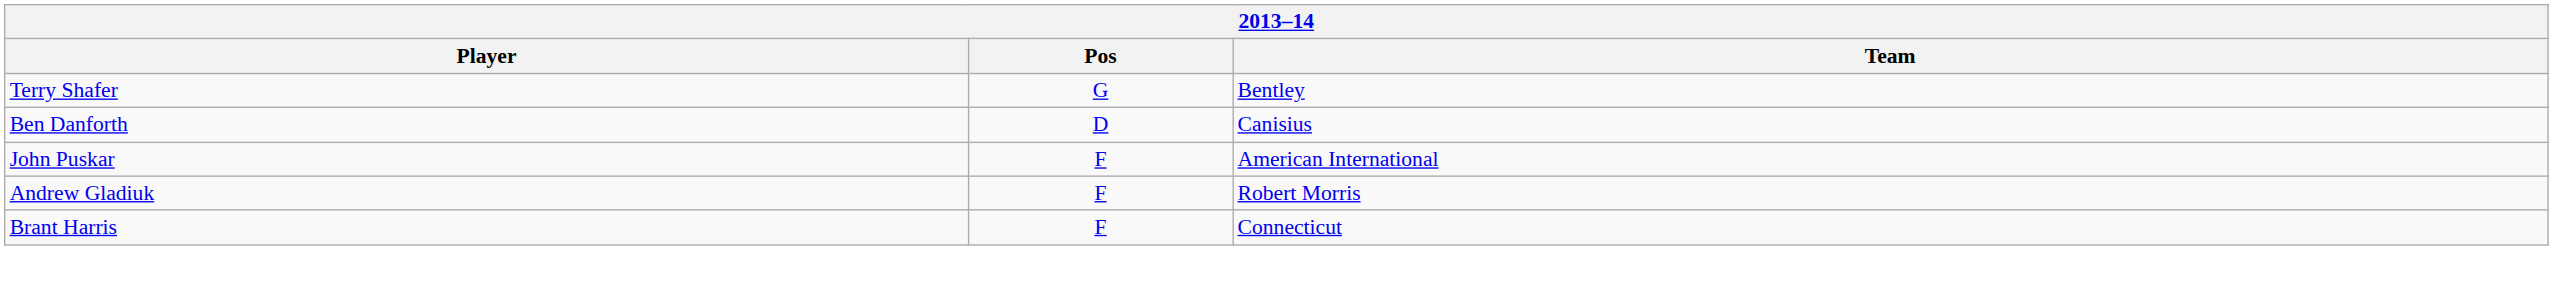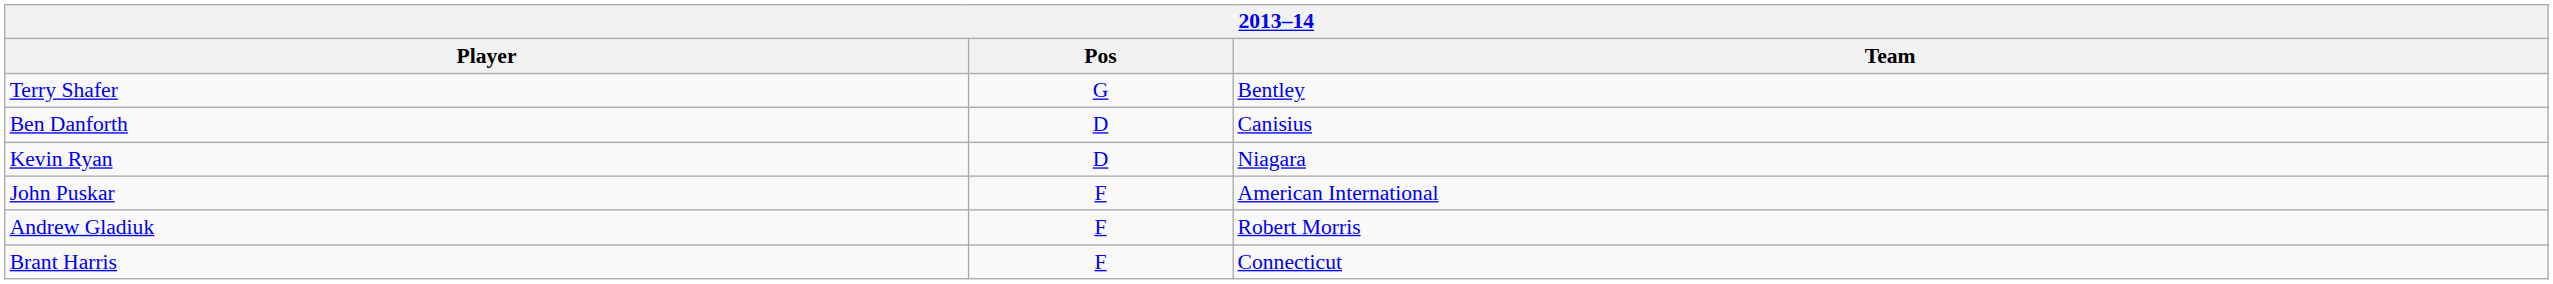+ row: (61, 158)
